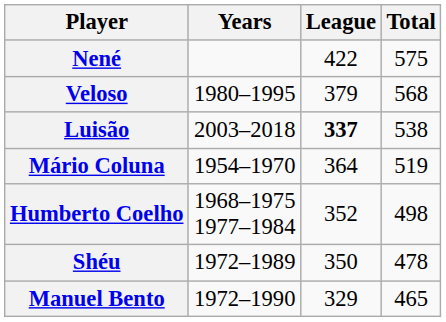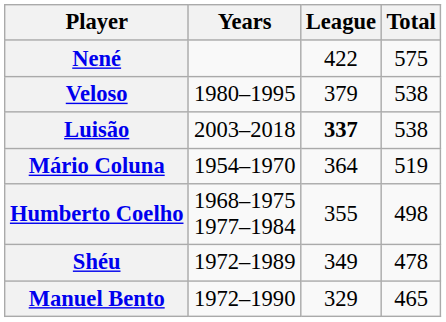(411, 93) 568 -> (411, 93) 538
(341, 213) 352 -> (341, 213) 355
(341, 262) 350 -> (341, 262) 349
